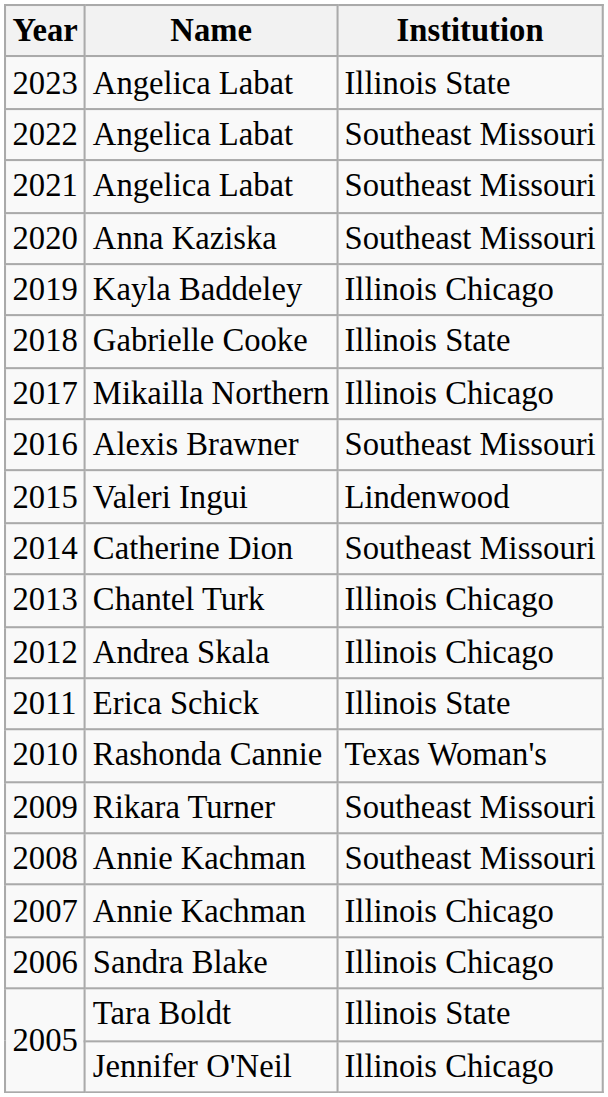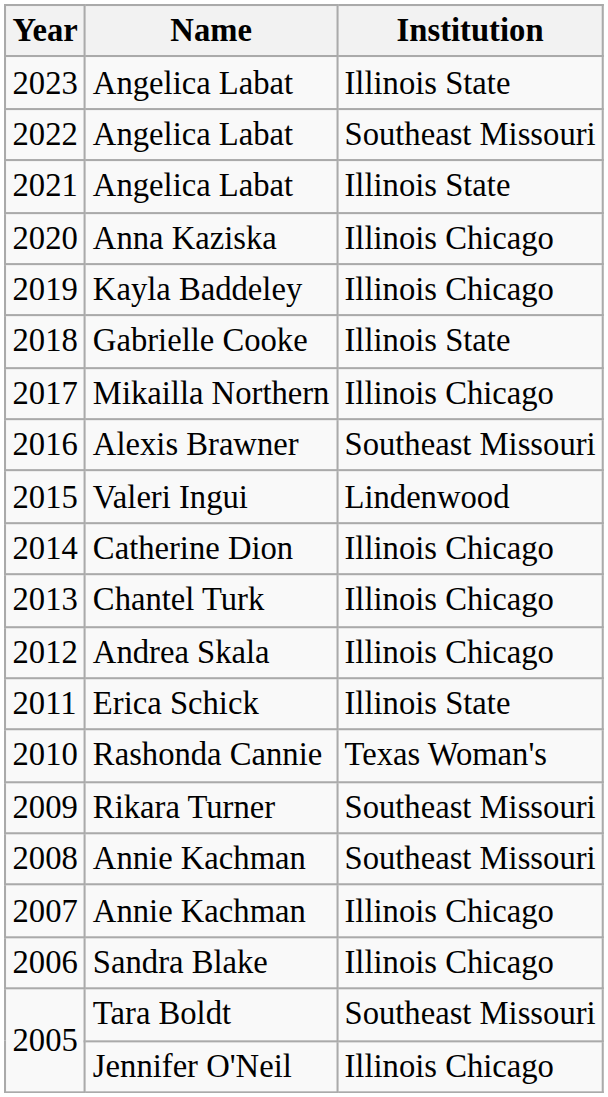(470, 185) Southeast Missouri -> (427, 185) Illinois State
(470, 237) Southeast Missouri -> (449, 237) Illinois Chicago
(470, 548) Southeast Missouri -> (449, 548) Illinois Chicago
(427, 1013) Illinois State -> (470, 1013) Southeast Missouri
